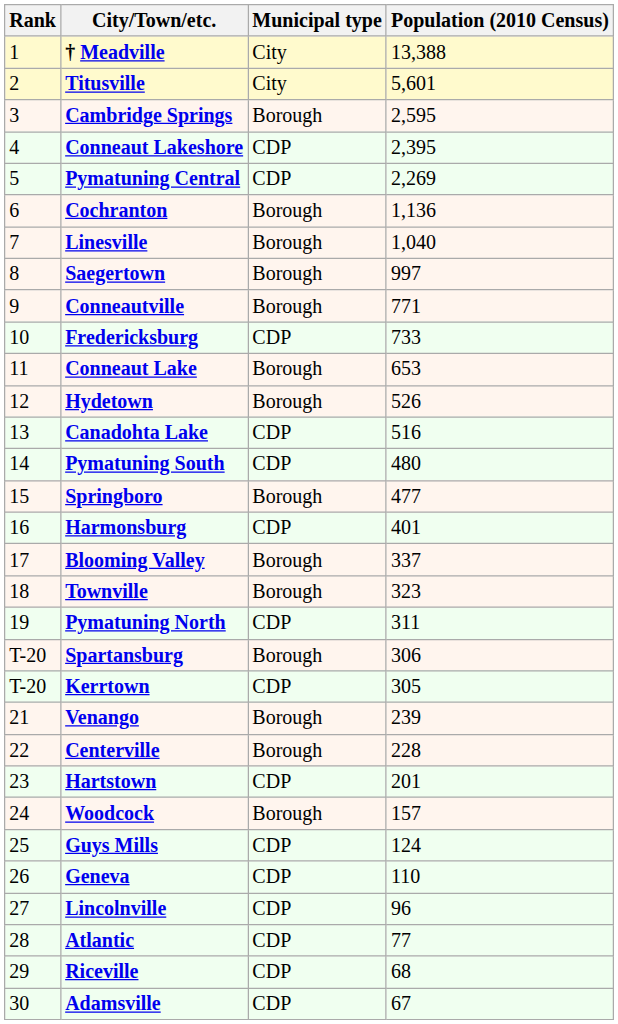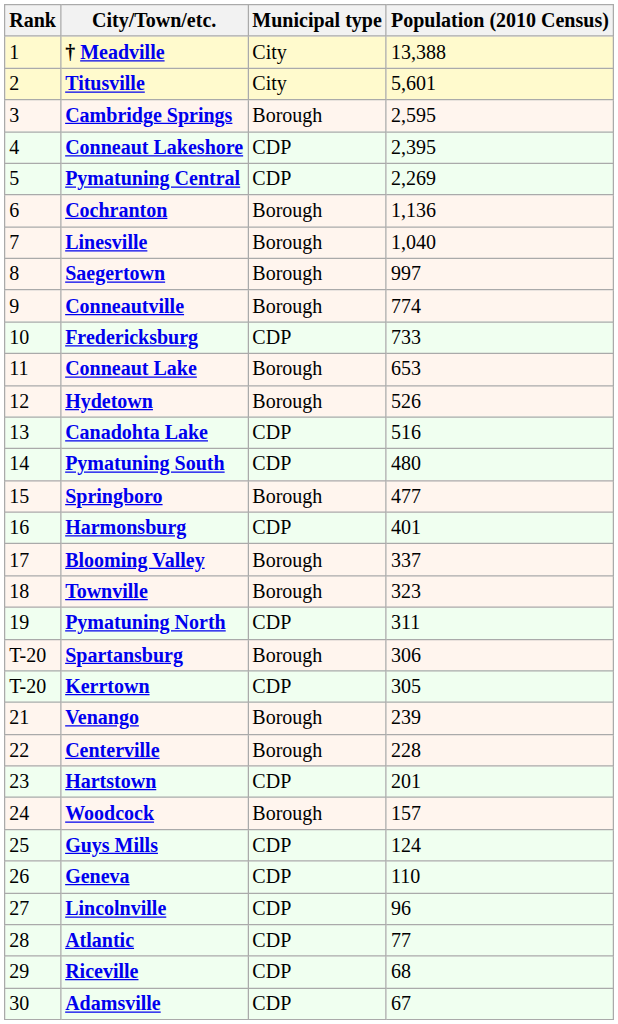(406, 305) 771 -> (406, 305) 774
